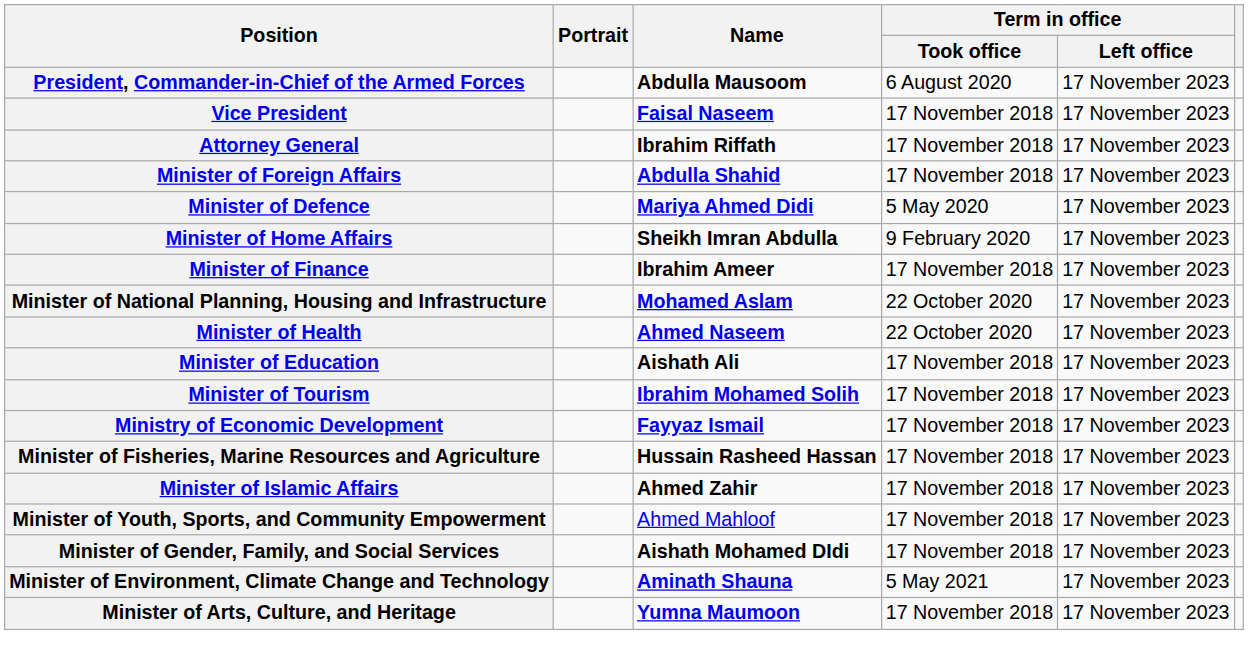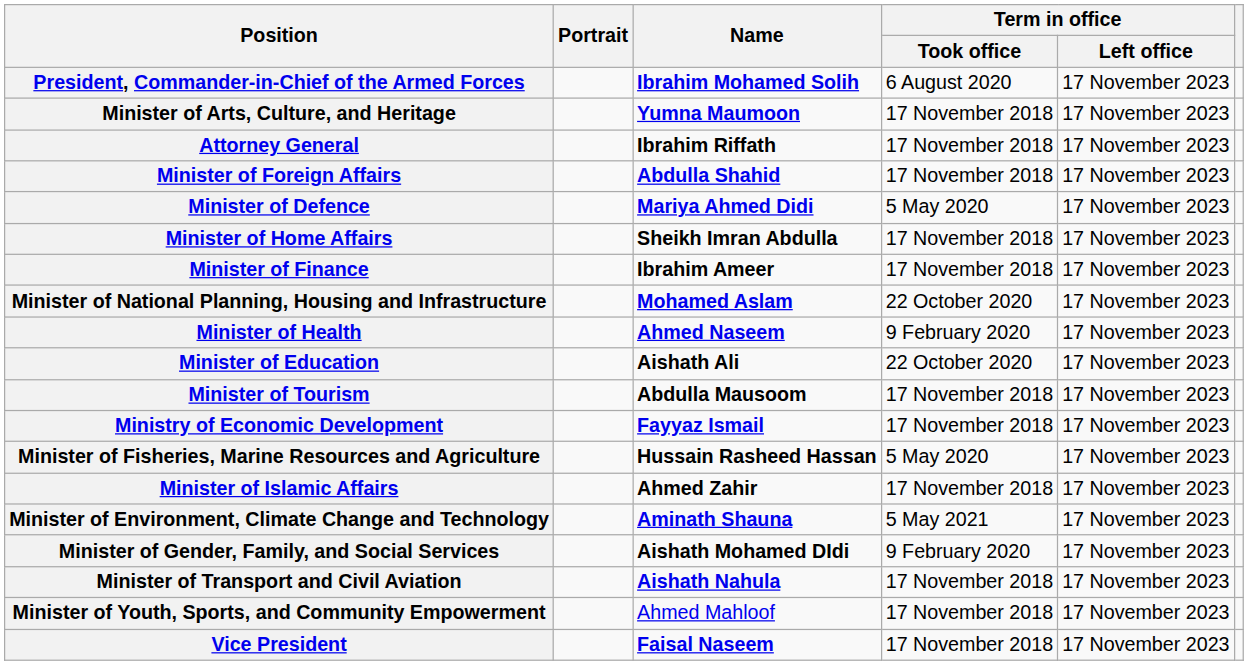(722, 82) Abdulla Mausoom -> (748, 82) Ibrahim Mohamed Solih
rows swapped: (279, 113) <-> (279, 613)
(958, 238) 9 February 2020 -> (969, 238) 17 November 2018
(959, 332) 22 October 2020 -> (958, 332) 9 February 2020
(969, 363) 17 November 2018 -> (959, 363) 22 October 2020
(748, 394) Ibrahim Mohamed Solih -> (722, 394) Abdulla Mausoom
(969, 457) 17 November 2018 -> (937, 457) 5 May 2020
rows swapped: (279, 519) <-> (279, 581)
(969, 550) 17 November 2018 -> (958, 550) 9 February 2020
+ row: (279, 581)
